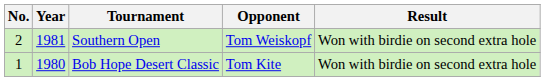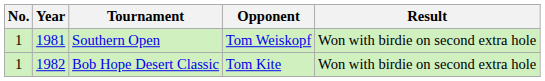(19, 40) 2 -> (19, 40) 1
(51, 64) 1980 -> (51, 64) 1982
